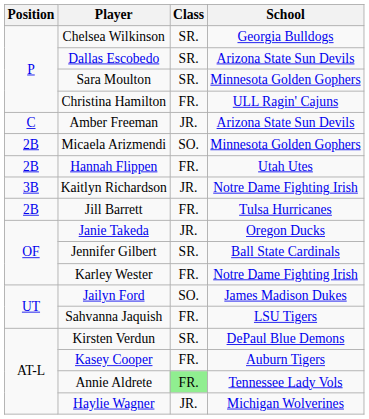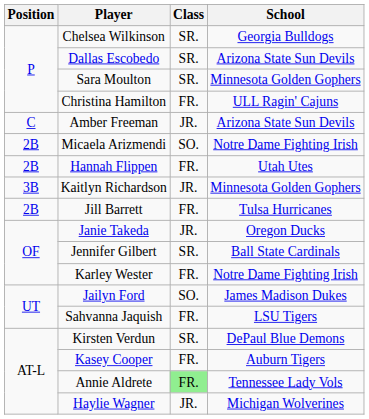(286, 144) Minnesota Golden Gophers -> (286, 144) Notre Dame Fighting Irish
(286, 187) Notre Dame Fighting Irish -> (286, 187) Minnesota Golden Gophers
